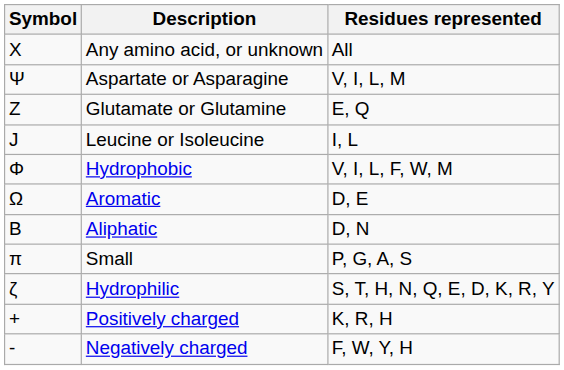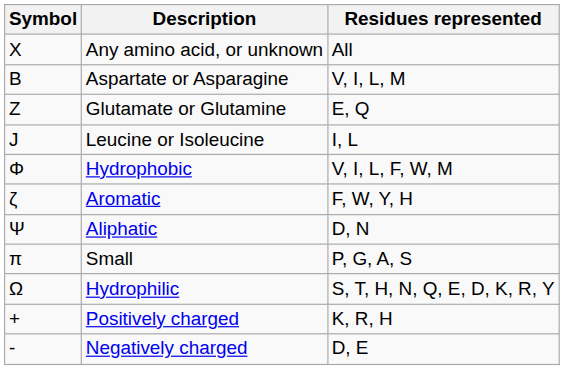(17, 79) Ψ -> (15, 79) B
(16, 199) Ω -> (13, 199) ζ
(350, 199) D, E -> (372, 199) F, W, Y, H
(15, 229) B -> (17, 229) Ψ
(13, 288) ζ -> (16, 288) Ω
(372, 348) F, W, Y, H -> (350, 348) D, E
